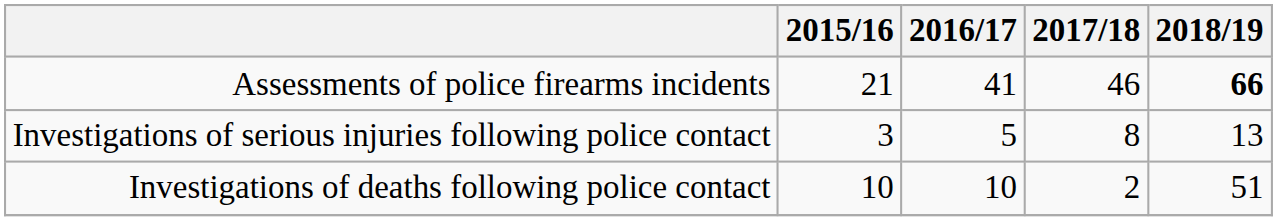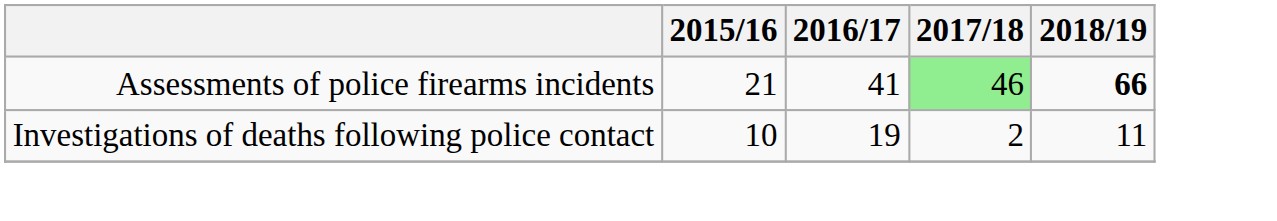(1124, 82) no background -> (1008, 82) lightgreen background
- row: (392, 135)
(1001, 187) 10 -> (884, 135) 19
(1247, 187) 51 -> (1131, 135) 11
